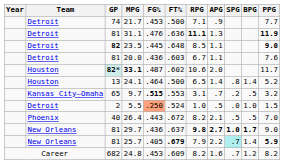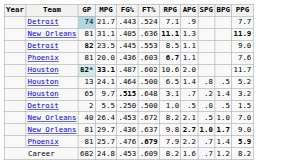(116, 23) no background -> (89, 23) lightblue background
(154, 23) .453 -> (127, 23) .443
(176, 23) .500 -> (149, 23) .524
(43, 35) Detroit -> (52, 35) New Orleans
(154, 35) .476 -> (127, 35) .405
(176, 47) .648 -> (149, 47) .553
(271, 47) bold -> (245, 47) normal
(43, 58) Detroit -> (43, 58) Phoenix
(199, 58) normal -> (172, 58) bold
(250, 82) 1.4 -> (225, 82) .5
(65, 94) Kansas City–Omaha -> (43, 94) Houston
(176, 94) .553 -> (149, 94) .648
(252, 94) .5 -> (223, 94) 1.4
(154, 106) lightsalmon background -> (127, 106) no background
(176, 106) .524 -> (149, 106) .500
(250, 106) 1.0 -> (225, 106) .5
(43, 118) Phoenix -> (52, 118) New Orleans
(154, 118) .443 -> (127, 118) .453
(252, 118) .5 -> (223, 118) 1.0
(199, 130) bold -> (172, 130) normal
(52, 142) New Orleans -> (43, 142) Phoenix
(154, 142) .405 -> (127, 142) .476
(235, 142) paleturquoise background -> (209, 142) no background
